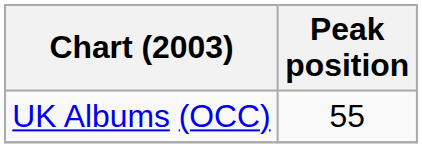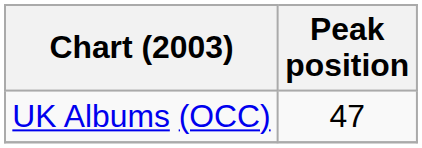(347, 116) 55 -> (347, 116) 47
